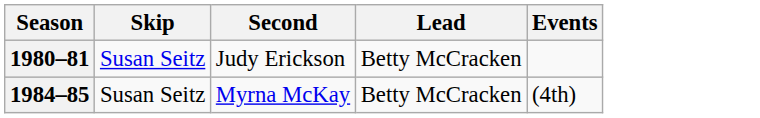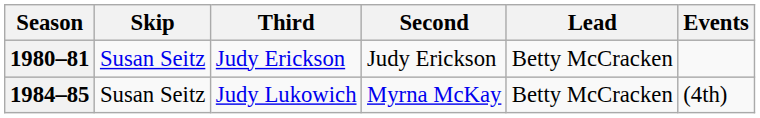+ column: (286, 22)
